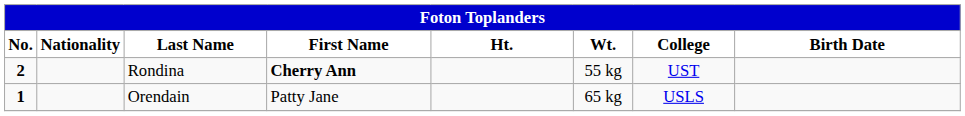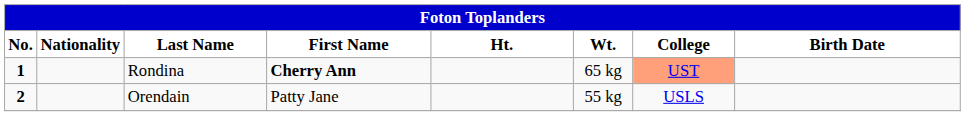(21, 70) 2 -> (21, 70) 1
(603, 70) 55 kg -> (603, 70) 65 kg
(684, 70) no background -> (684, 70) lightsalmon background
(21, 96) 1 -> (21, 96) 2
(603, 96) 65 kg -> (603, 96) 55 kg
